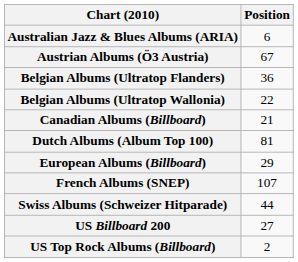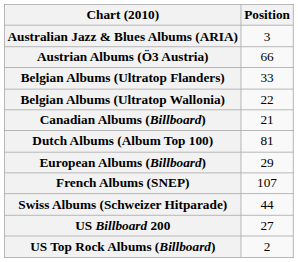(267, 36) 6 -> (267, 36) 3
(267, 57) 67 -> (267, 57) 66
(267, 78) 36 -> (267, 78) 33
